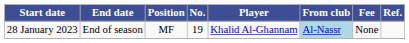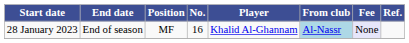(197, 30) 19 -> (197, 30) 16
(367, 30) no background -> (367, 30) lavender background
